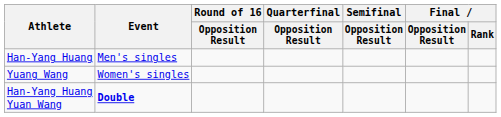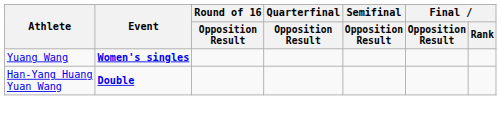- row: (50, 57)
(143, 74) normal -> (143, 57) bold
